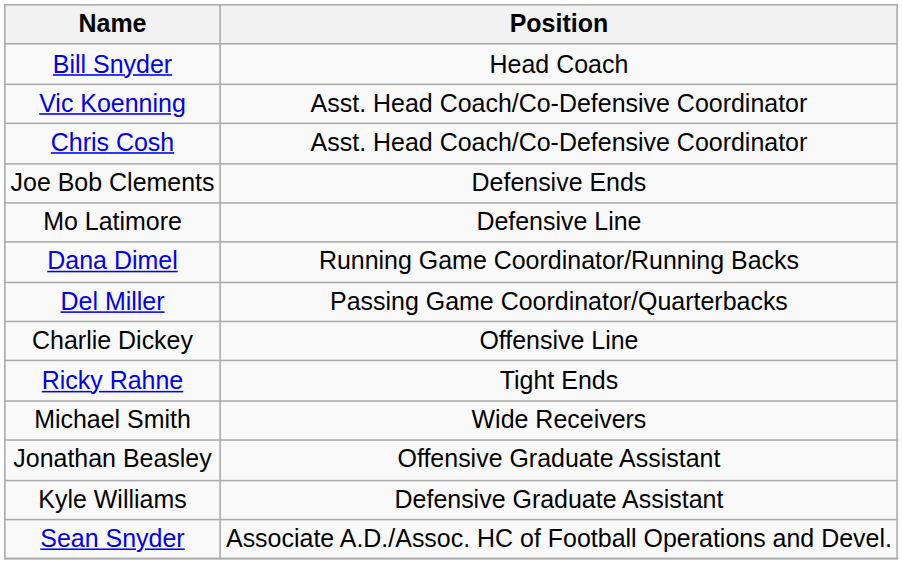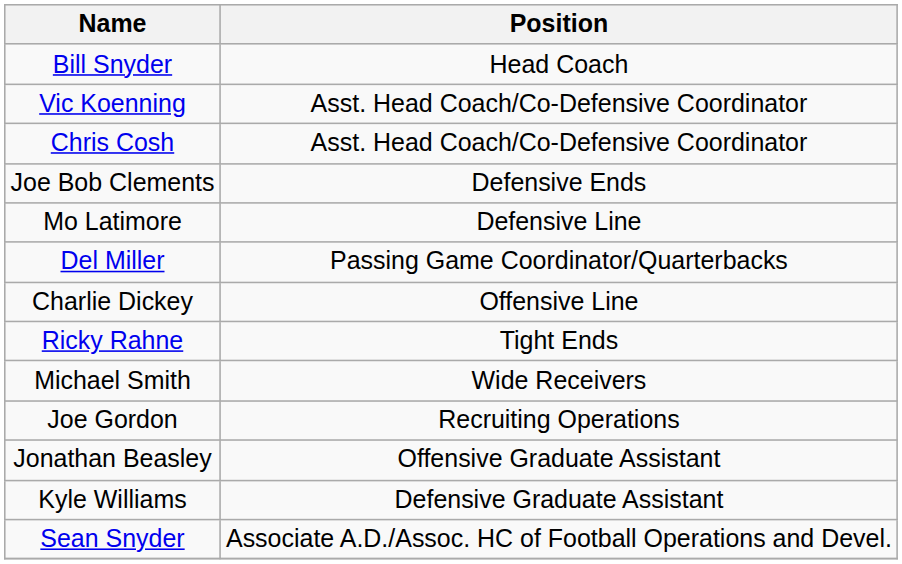- row: (112, 261)
+ row: (113, 420)
